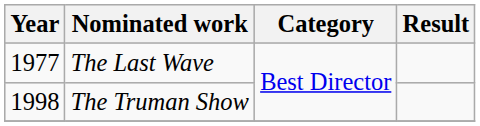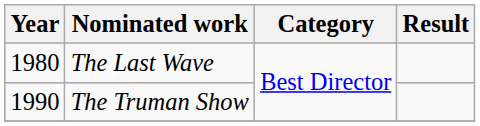(35, 62) 1977 -> (35, 62) 1980
(35, 101) 1998 -> (35, 101) 1990
